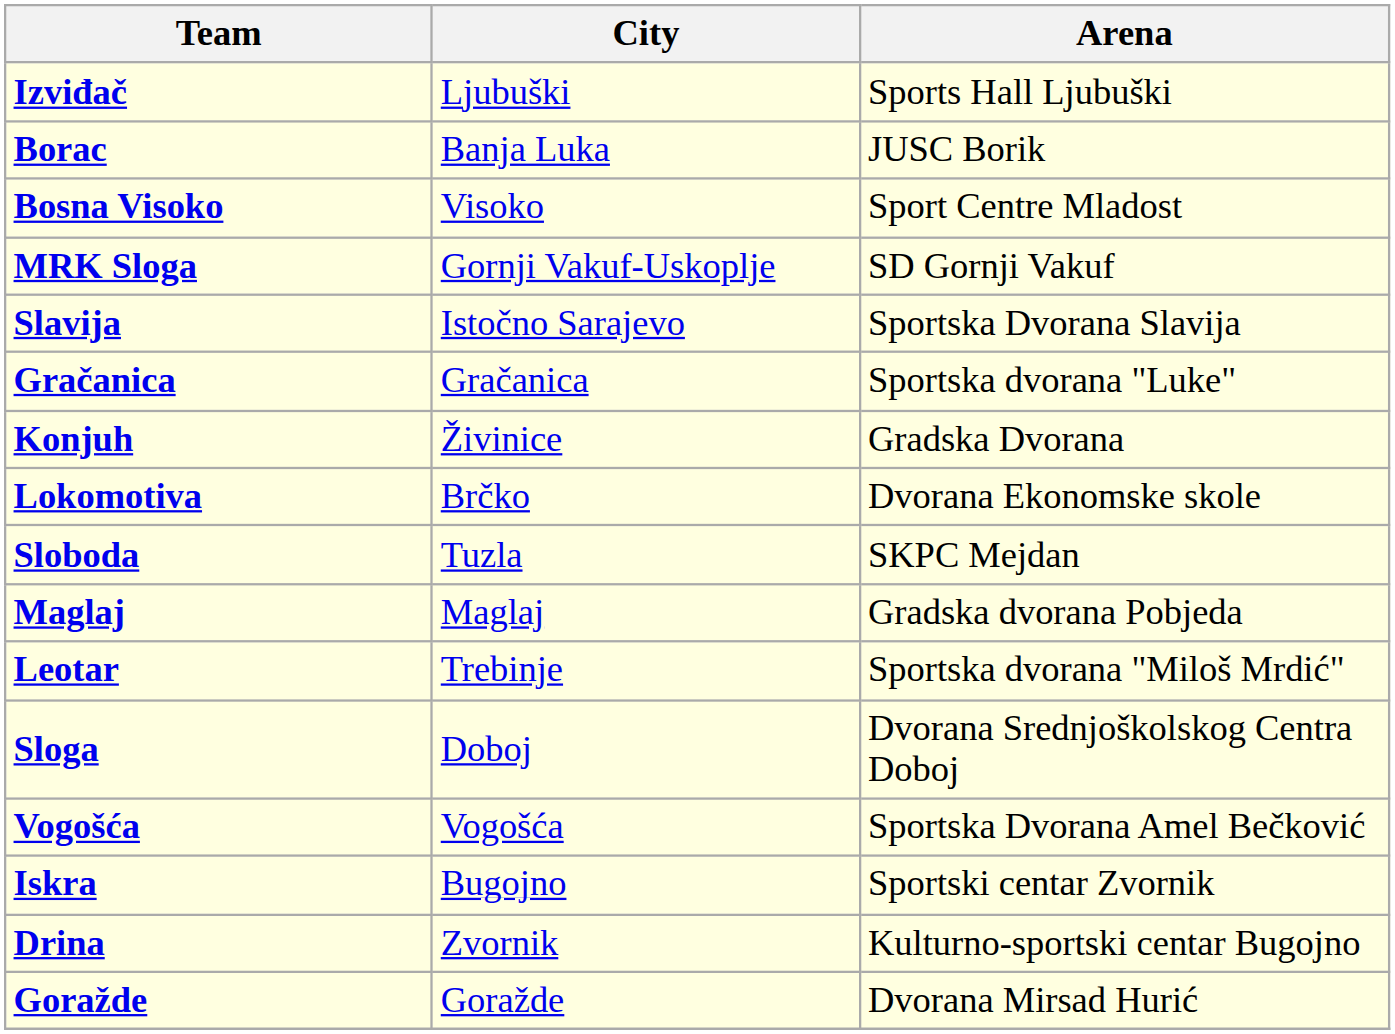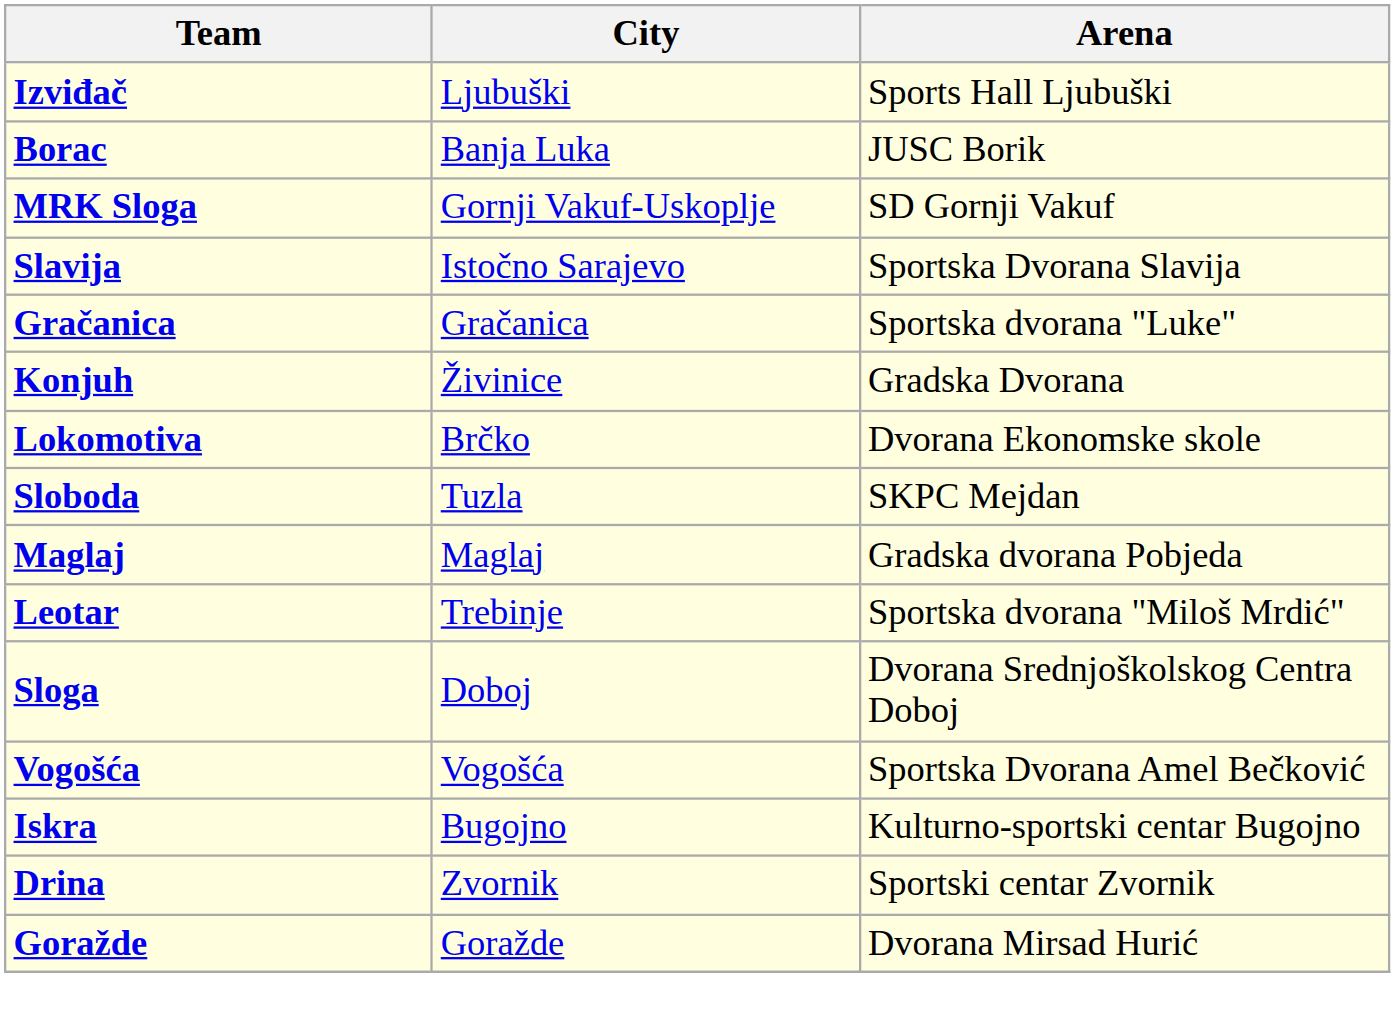- row: (118, 206)
(1041, 884) Sportski centar Zvornik -> (1114, 826) Kulturno-sportski centar Bugojno
(1114, 942) Kulturno-sportski centar Bugojno -> (1041, 884) Sportski centar Zvornik
